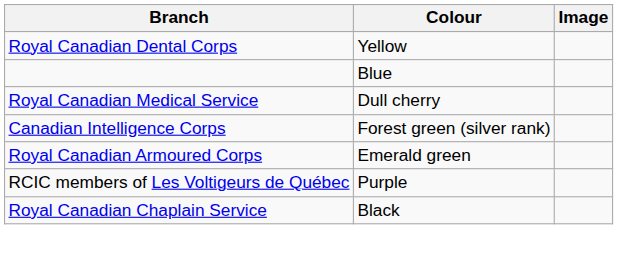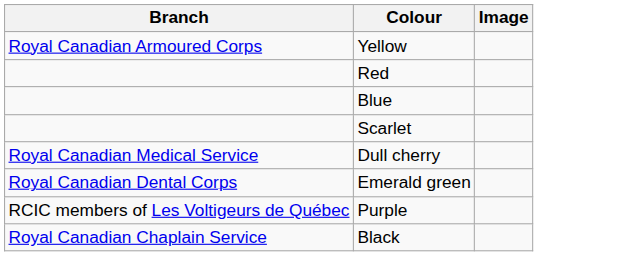(123, 45) Royal Canadian Dental Corps -> (135, 45) Royal Canadian Armoured Corps
+ row: (373, 73)
+ row: (384, 127)
- row: (454, 127)
(135, 155) Royal Canadian Armoured Corps -> (123, 182) Royal Canadian Dental Corps
